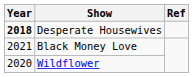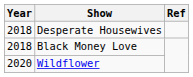(19, 30) bold -> (19, 30) normal
(19, 47) 2021 -> (19, 47) 2018
